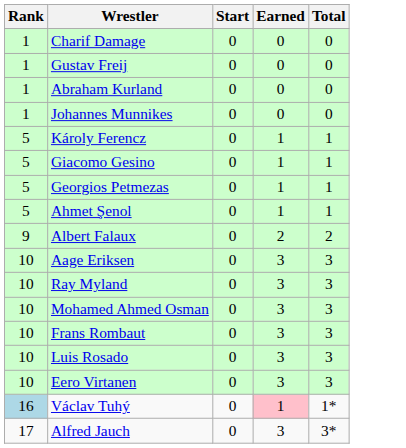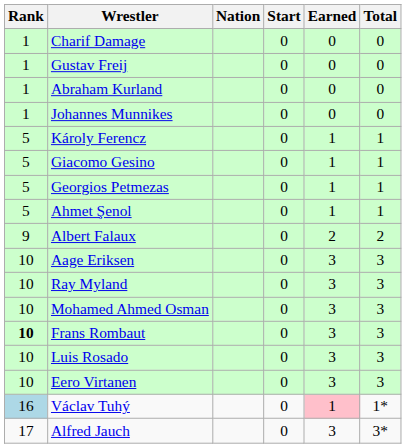+ column: (238, 16)
(26, 333) normal -> (26, 333) bold
